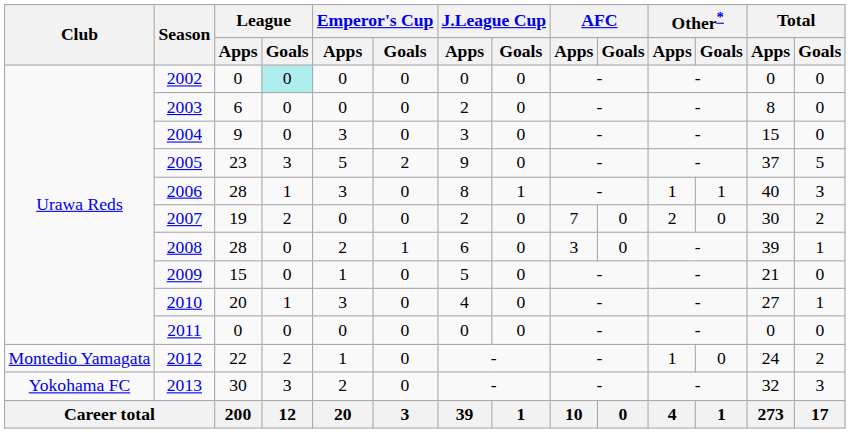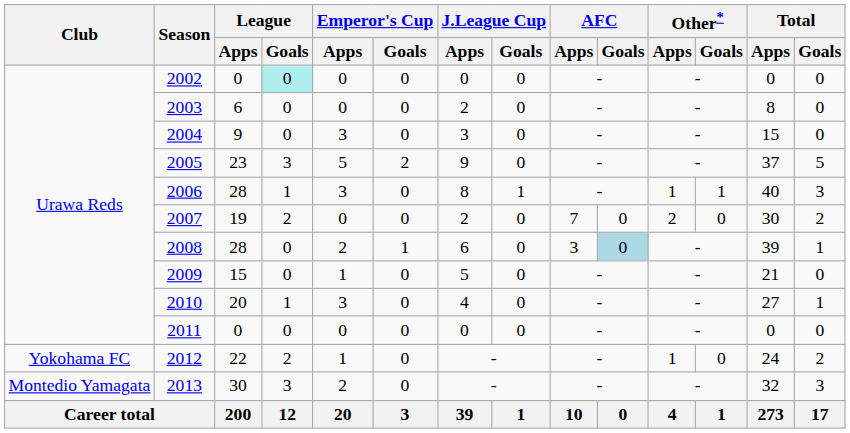(623, 246) no background -> (623, 246) lightblue background
(79, 358) Montedio Yamagata -> (79, 358) Yokohama FC
(79, 386) Yokohama FC -> (79, 386) Montedio Yamagata
